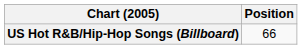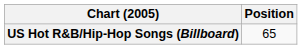(269, 34) 66 -> (269, 34) 65
